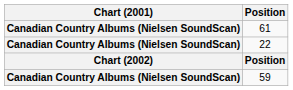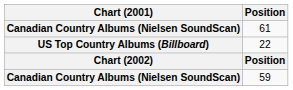(123, 45) Canadian Country Albums (Nielsen SoundScan) -> (123, 45) US Top Country Albums (Billboard)
